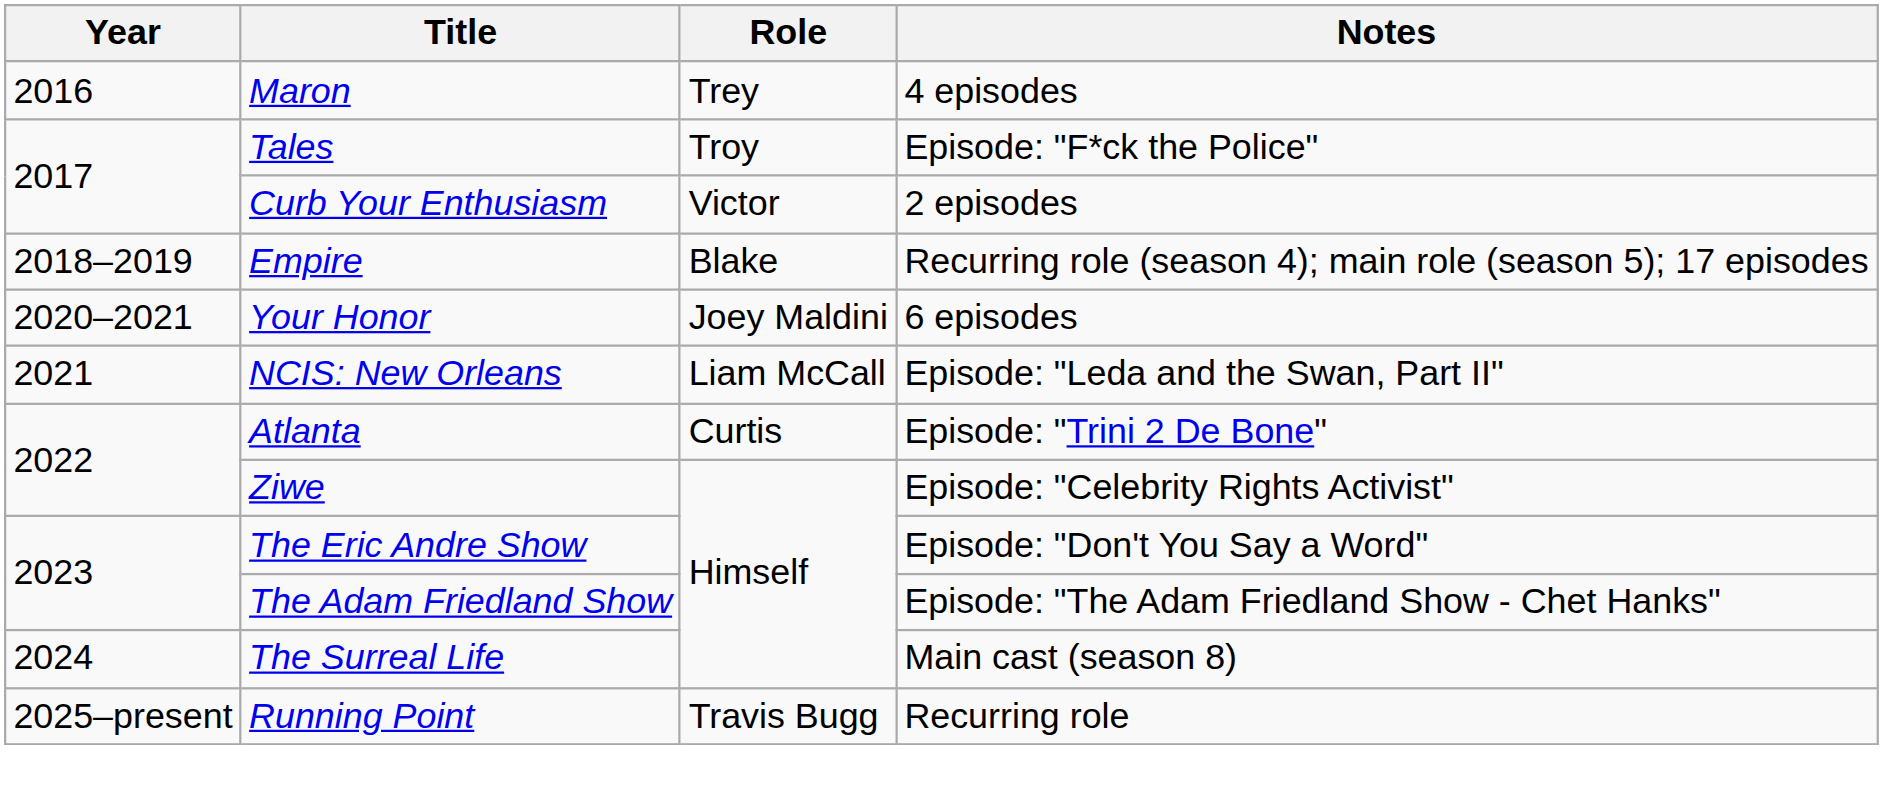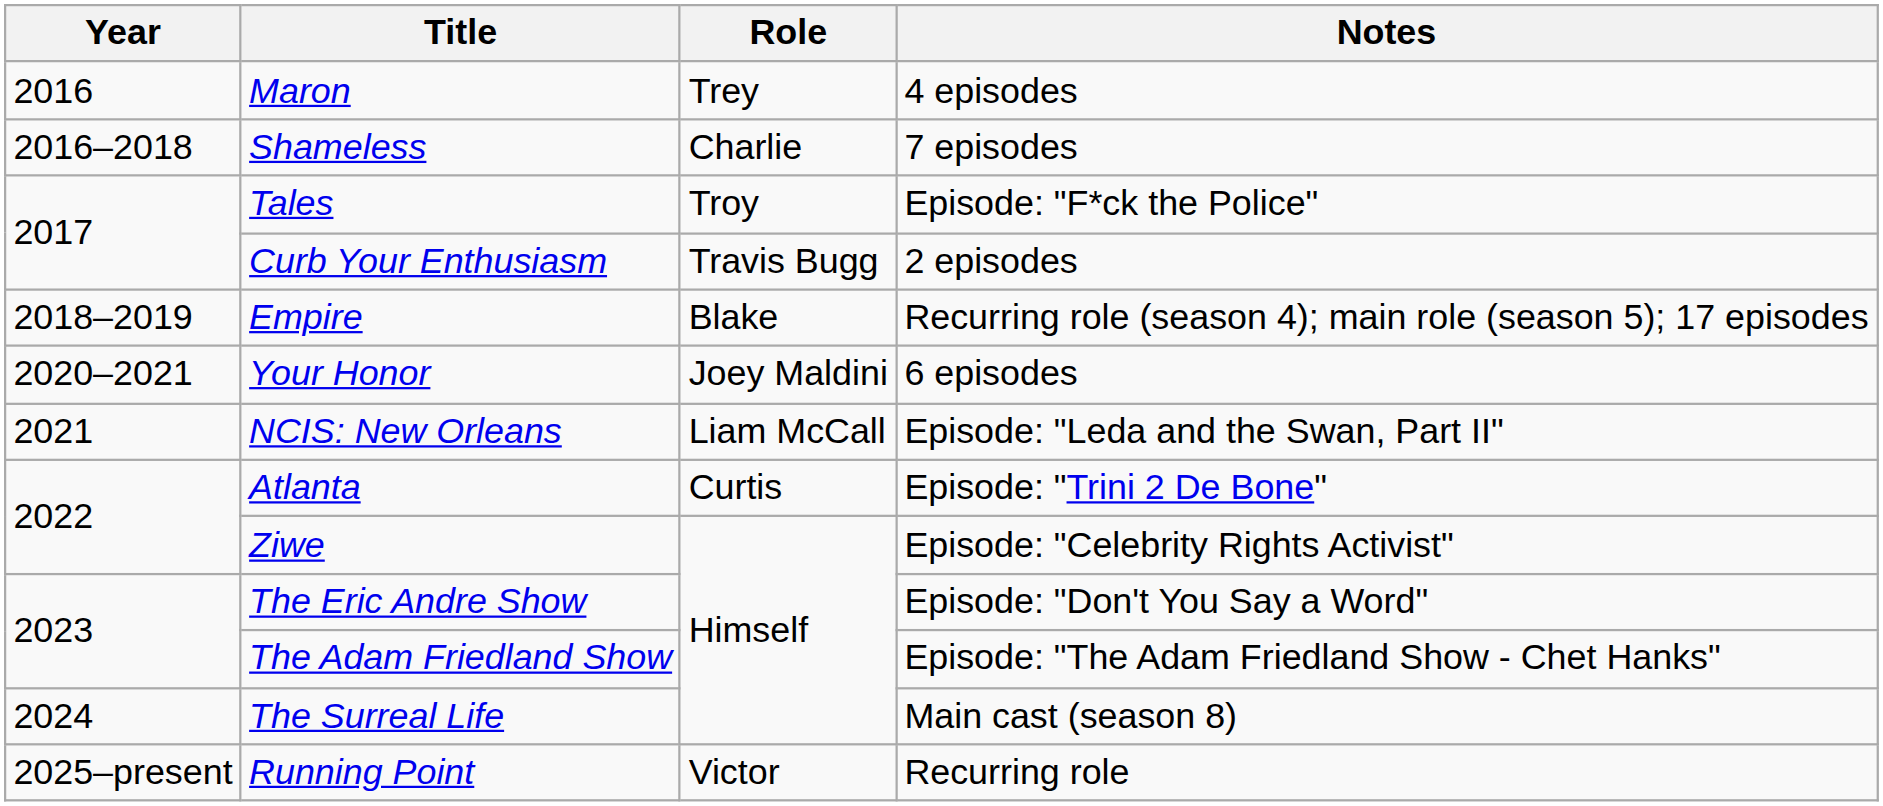+ row: (338, 146)
(734, 203) Victor -> (784, 260) Travis Bugg
(784, 714) Travis Bugg -> (734, 771) Victor
